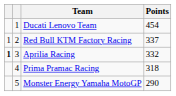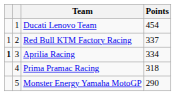(152, 54) 332 -> (152, 54) 334
